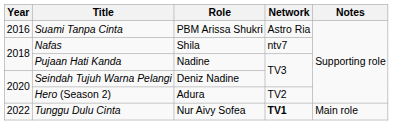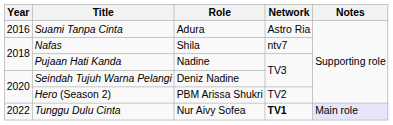(220, 29) PBM Arissa Shukri -> (191, 29) Adura
(191, 95) Adura -> (220, 95) PBM Arissa Shukri
(337, 111) no background -> (337, 111) lavender background
